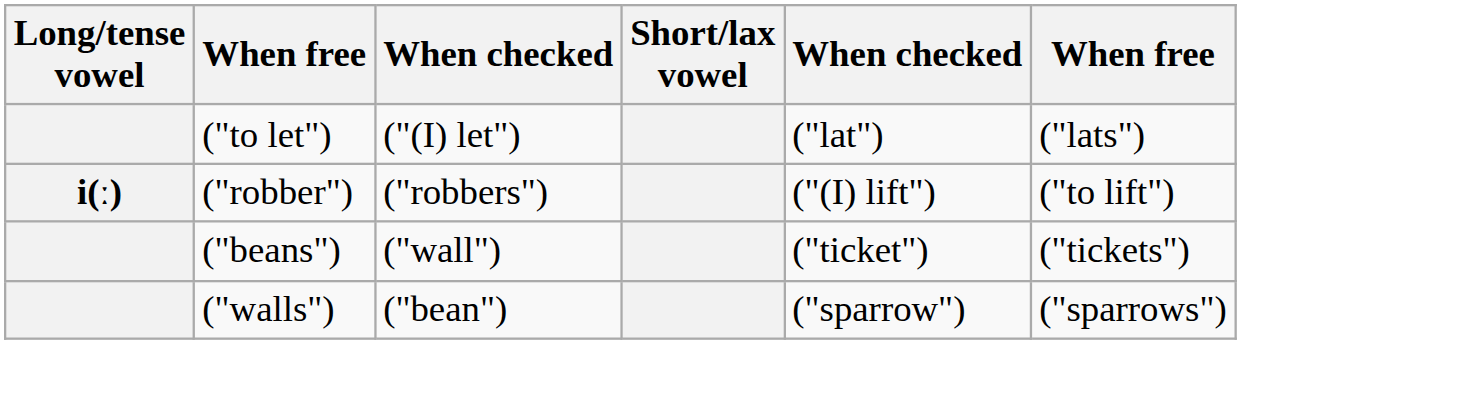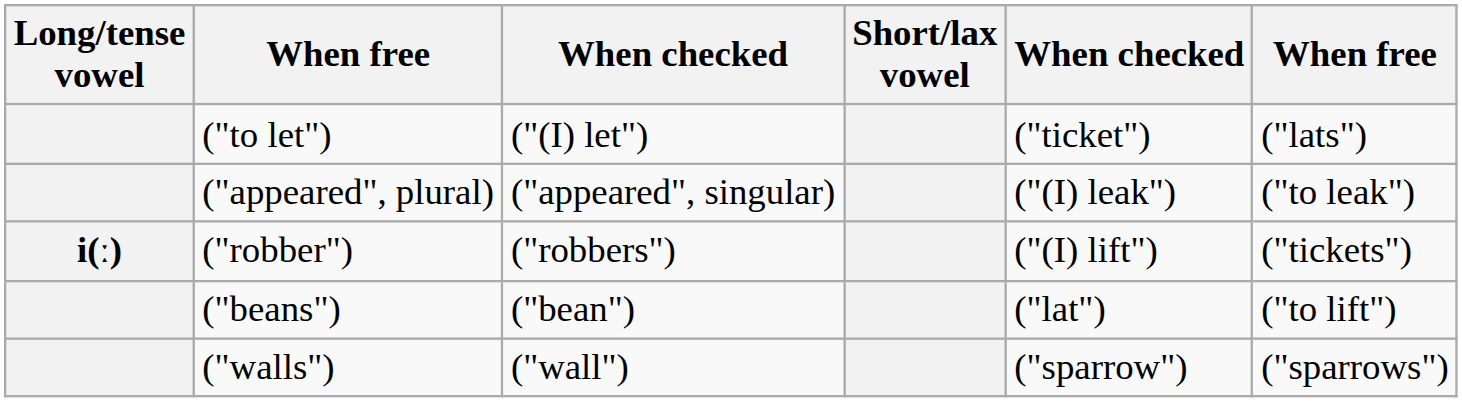(838, 133) ("lat") -> (1082, 133) ("ticket")
+ row: (348, 191)
(1107, 191) ("to lift") -> (1337, 250) ("tickets")
(442, 250) ("wall") -> (573, 308) ("bean")
(860, 250) ("ticket") -> (1060, 308) ("lat")
(1115, 250) ("tickets") -> (1329, 308) ("to lift")
(445, 308) ("bean") -> (570, 366) ("wall")
